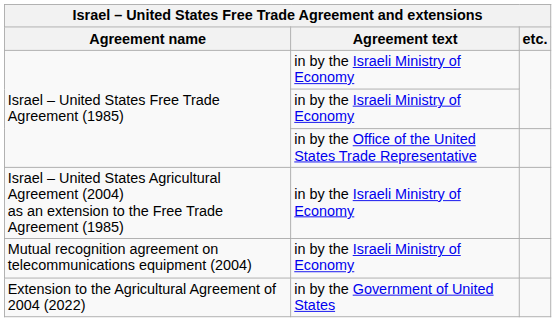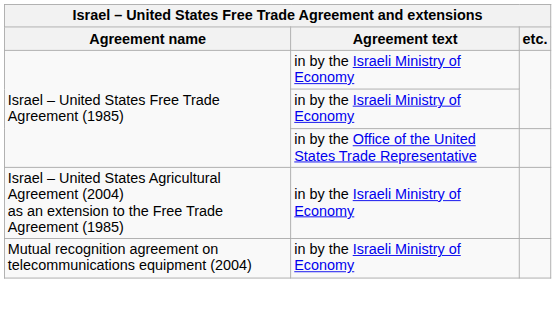- row: (142, 297)
